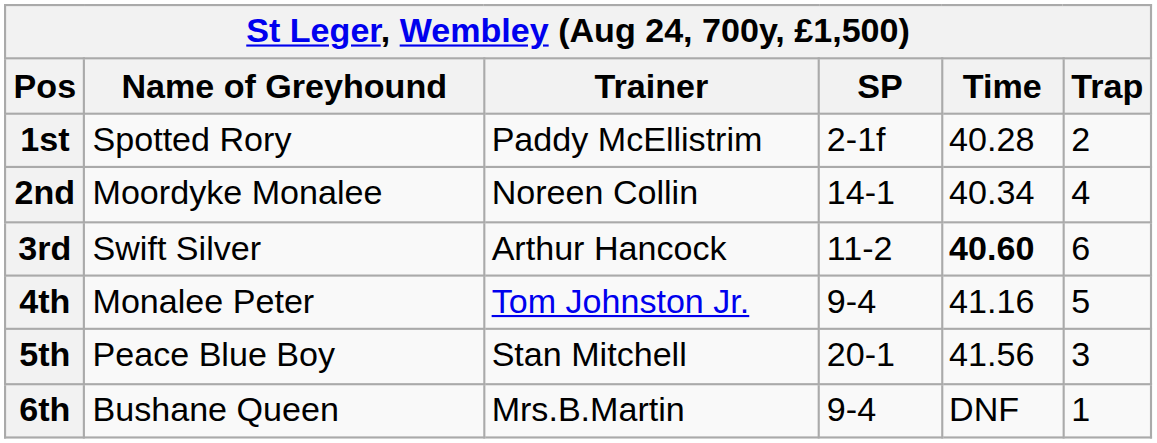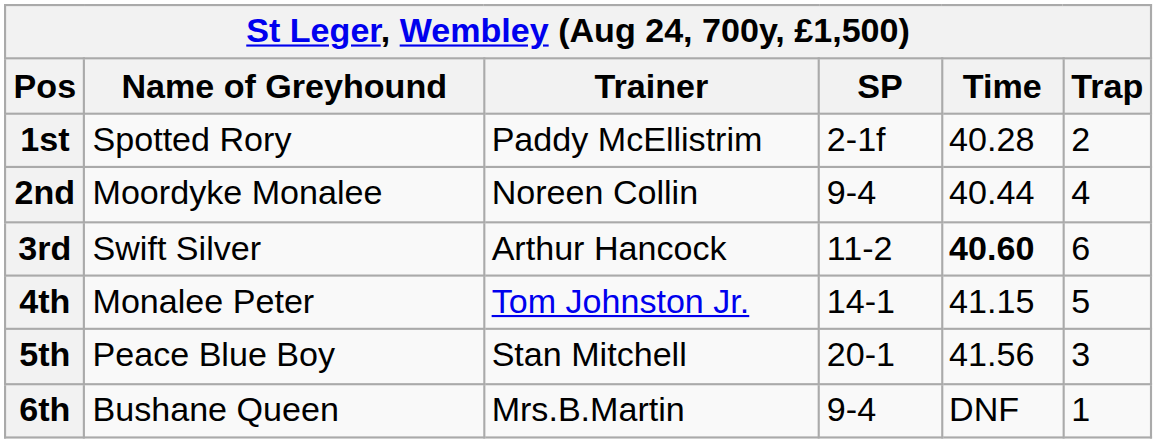(861, 193) 14-1 -> (851, 193) 9-4
(992, 193) 40.34 -> (992, 193) 40.44
(851, 301) 9-4 -> (861, 301) 14-1
(992, 301) 41.16 -> (992, 301) 41.15
